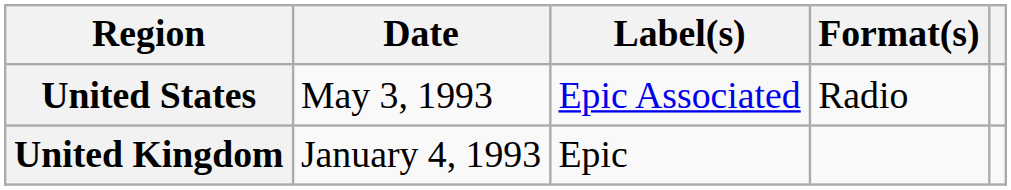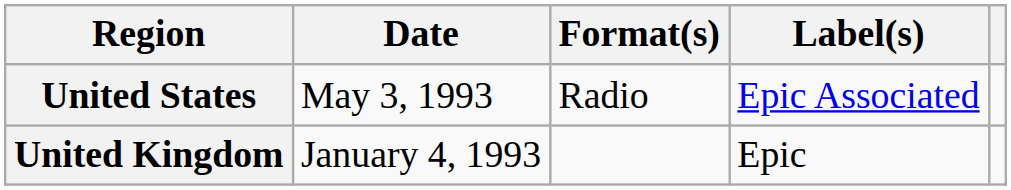columns swapped: (899, 34) <-> (680, 34)
